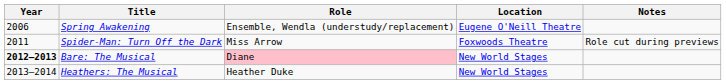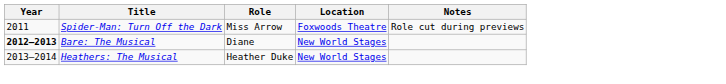- row: (105, 27)
(240, 57) pink background -> (240, 42) no background
